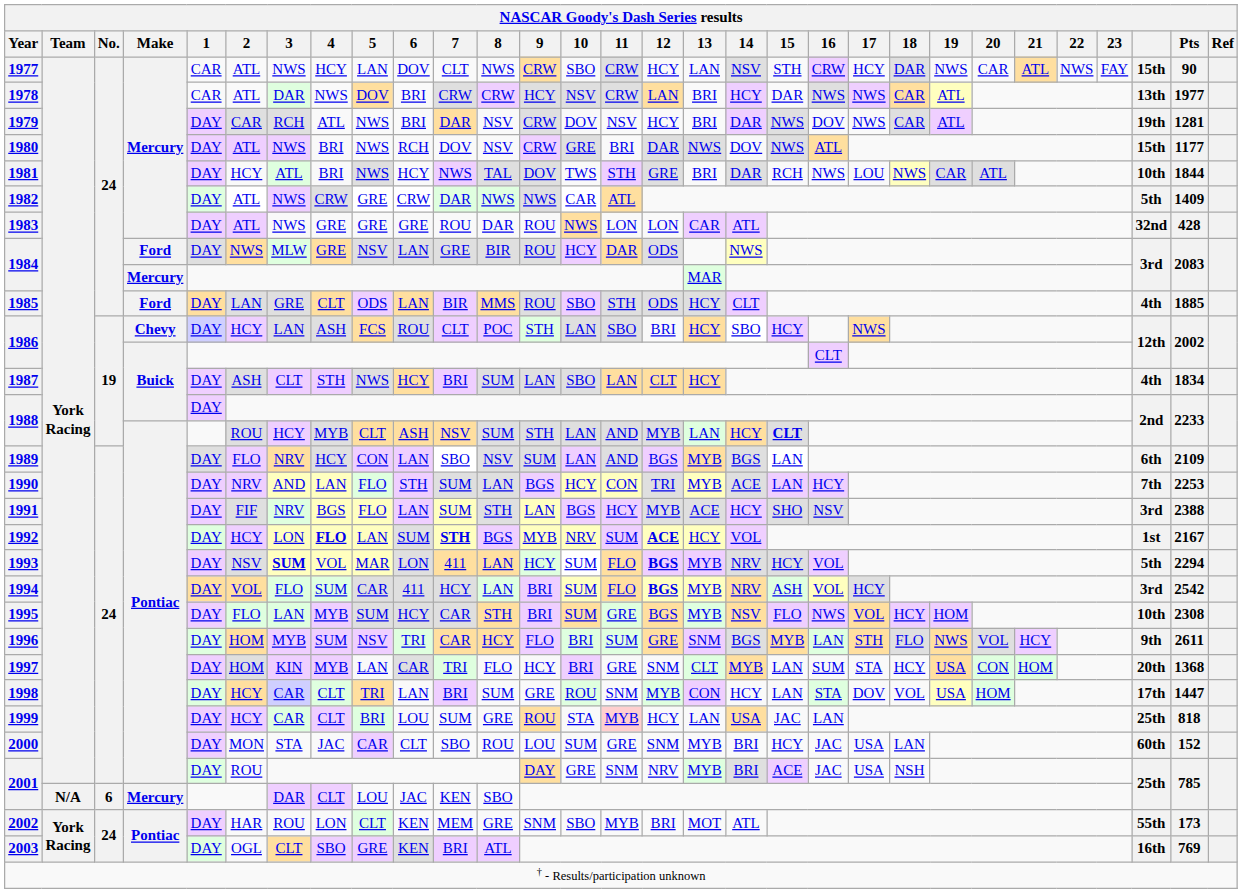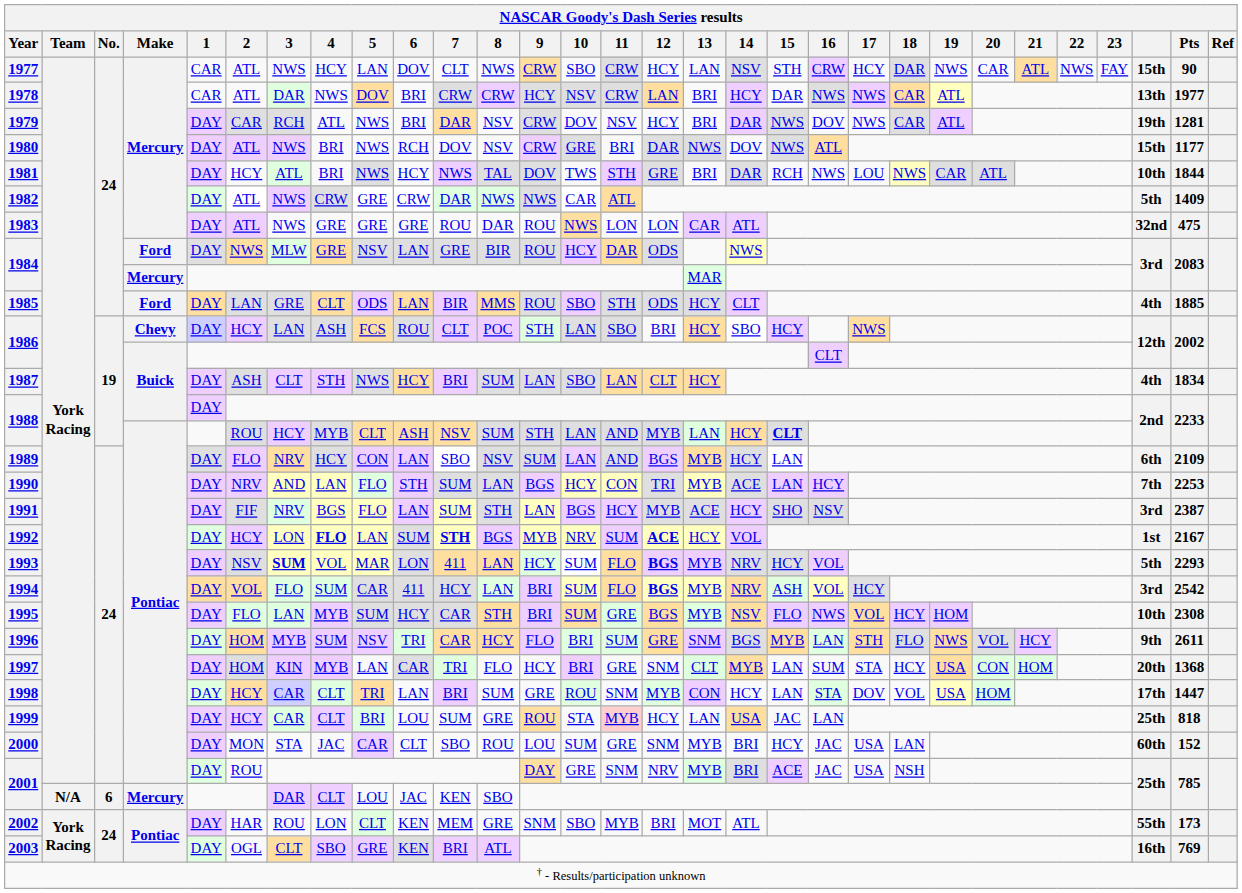(1189, 225) 428 -> (1189, 225) 475
(746, 459) BGS -> (746, 459) HCY
(1189, 511) 2388 -> (1189, 511) 2387
(1189, 562) 2294 -> (1189, 562) 2293
